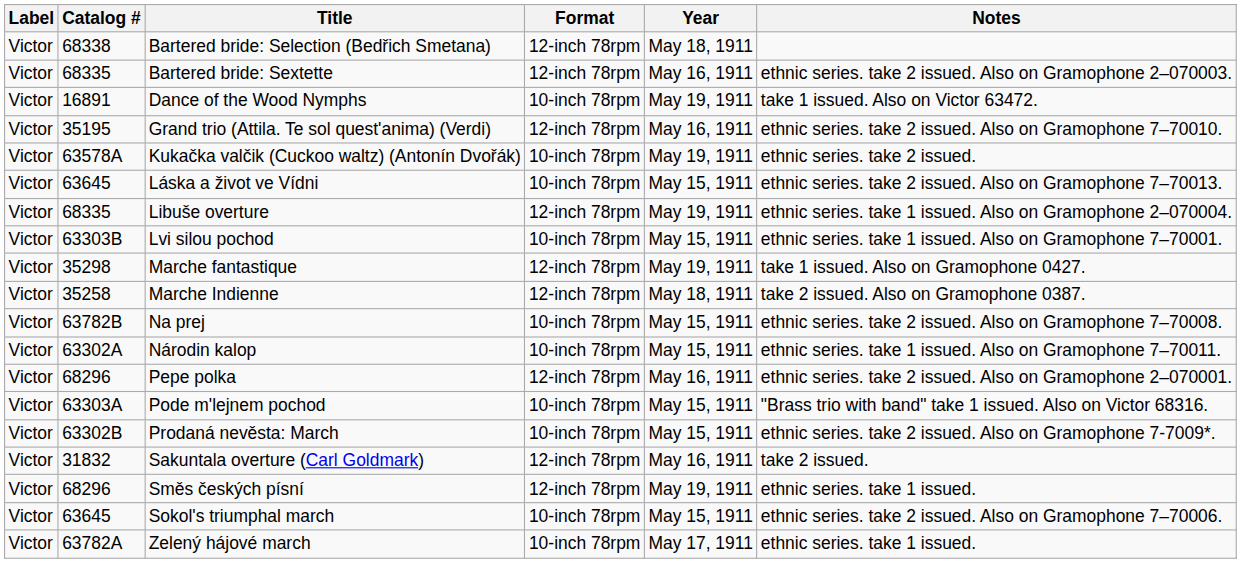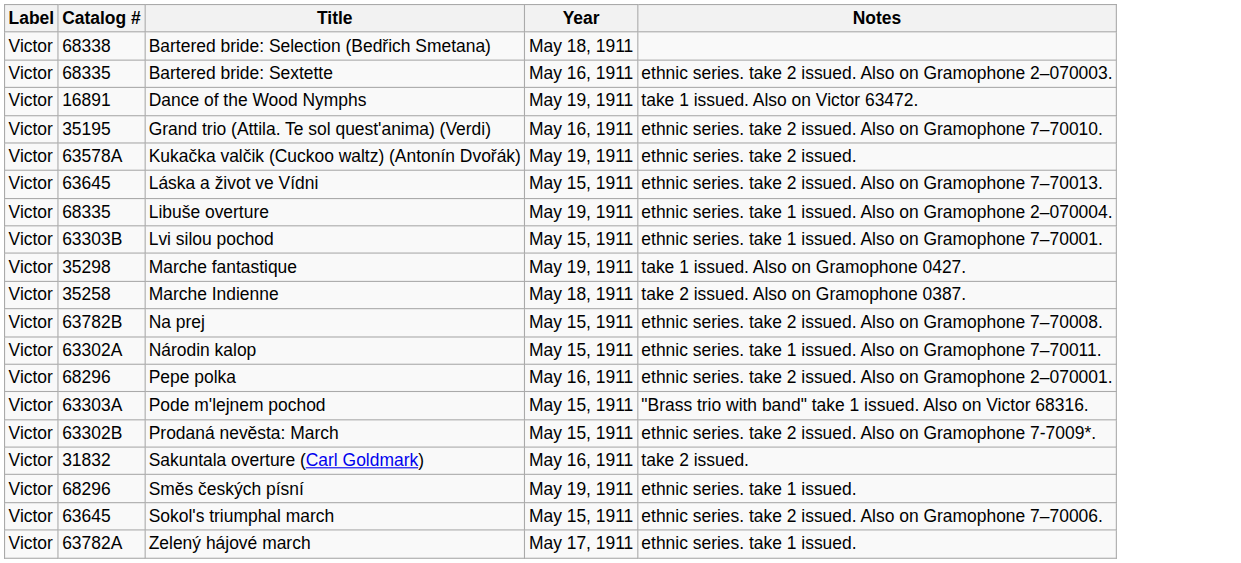- column: (585, 18)
